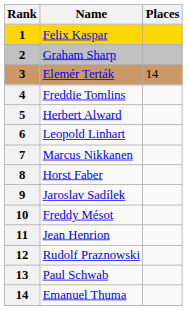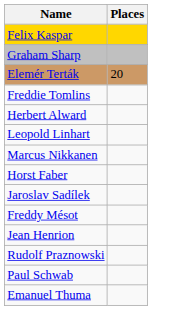- column: (22, 14)
(152, 74) 14 -> (117, 74) 20
